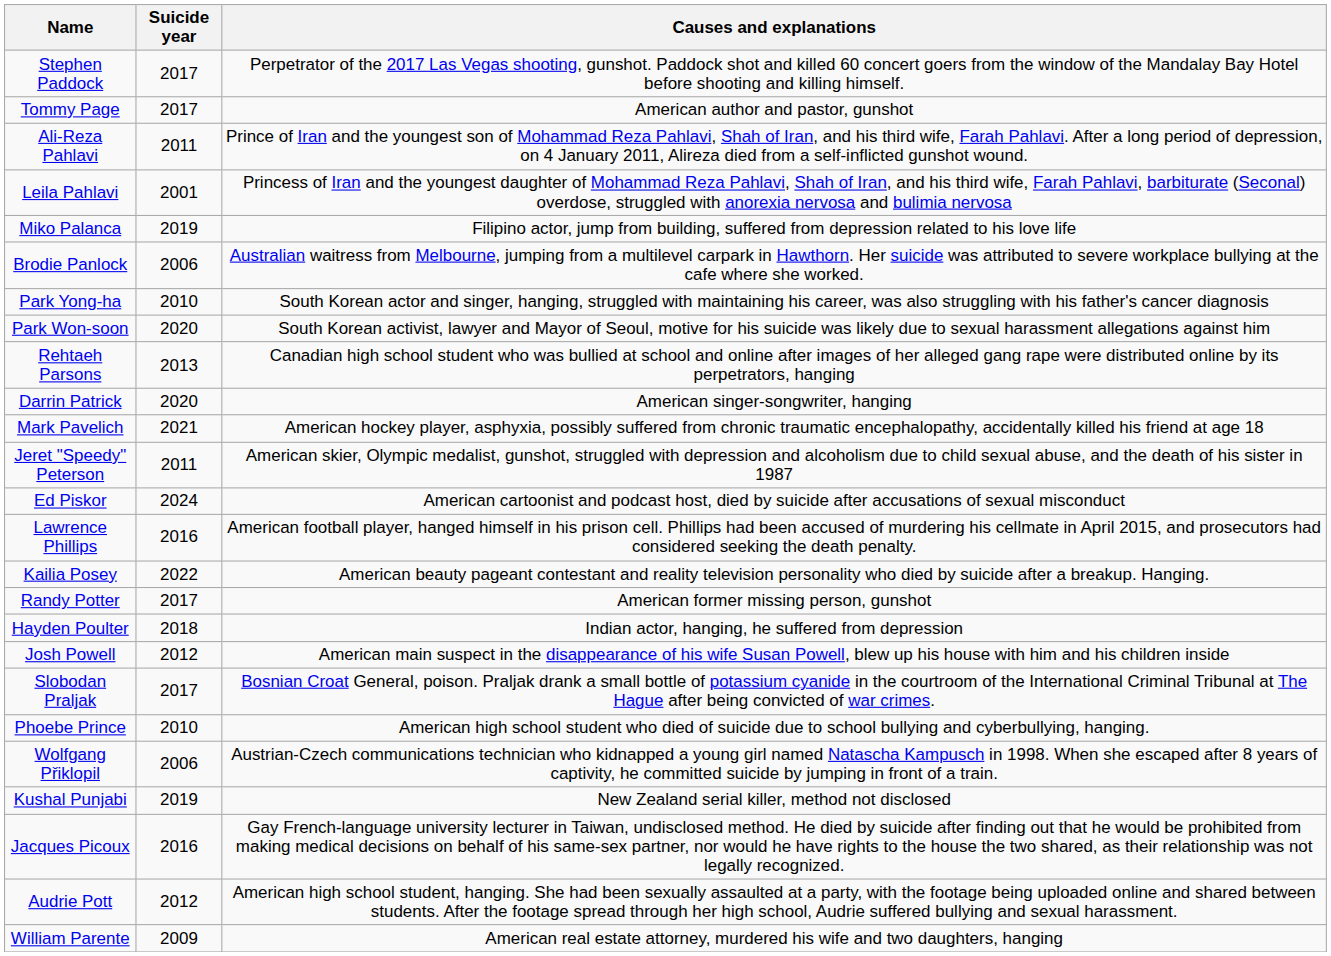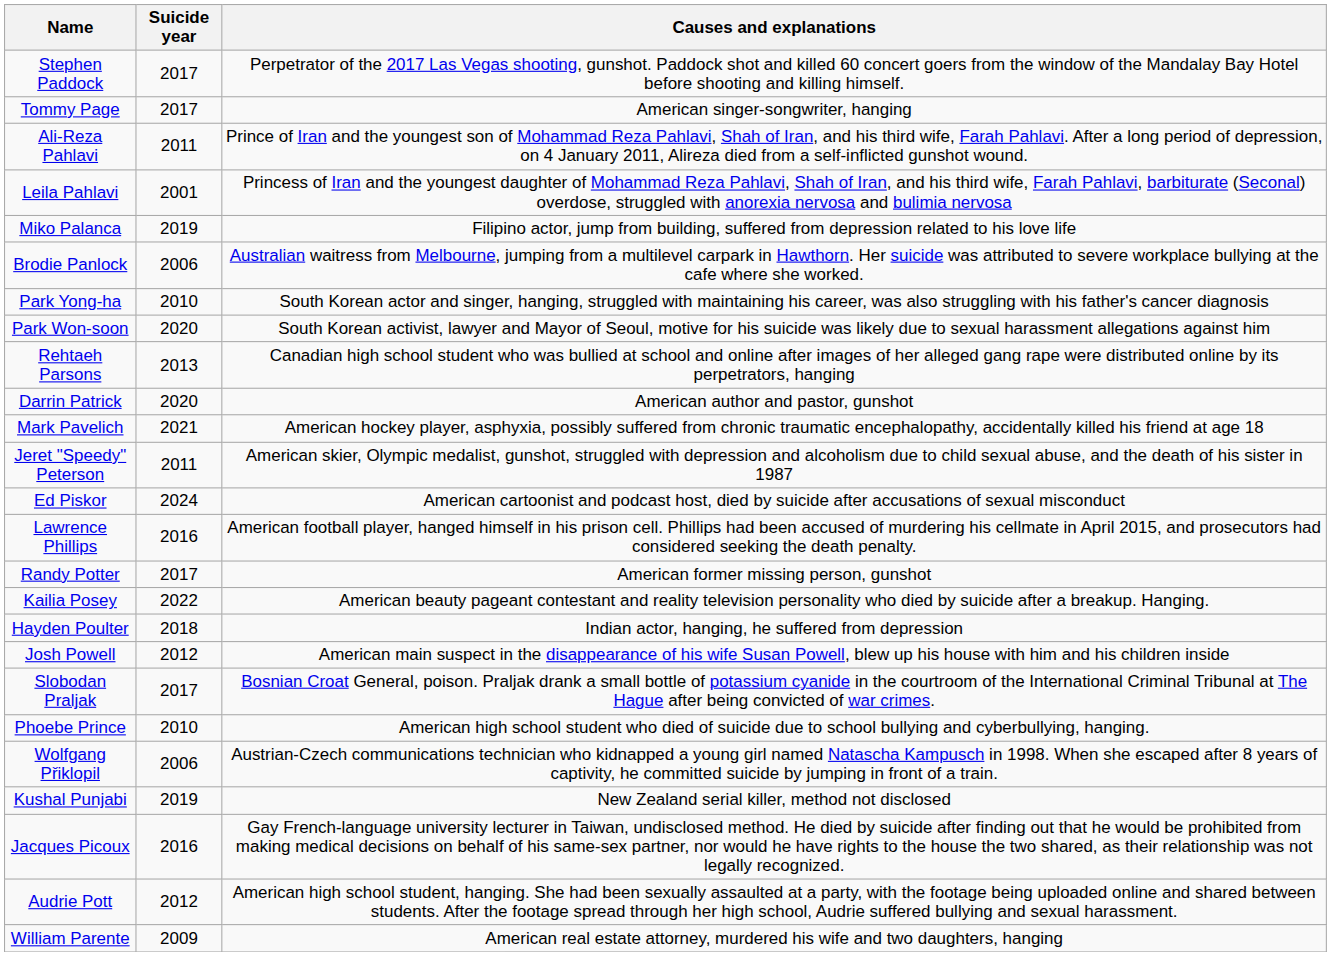(774, 109) American author and pastor, gunshot -> (774, 109) American singer-songwriter, hanging
(774, 401) American singer-songwriter, hanging -> (774, 401) American author and pastor, gunshot
rows swapped: (70, 574) <-> (70, 600)
